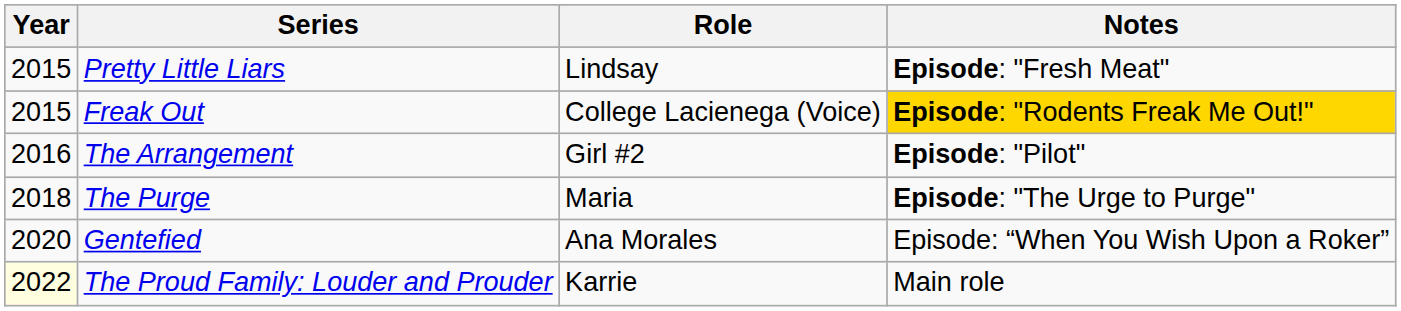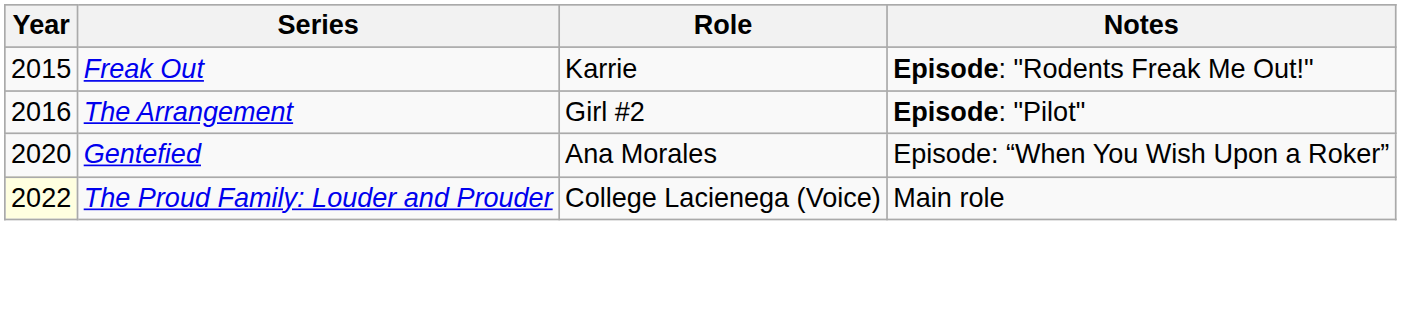- row: (184, 68)
(723, 111) College Lacienega (Voice) -> (601, 68) Karrie
(1103, 111) gold background -> (1103, 68) no background
- row: (147, 197)
(601, 283) Karrie -> (723, 197) College Lacienega (Voice)
